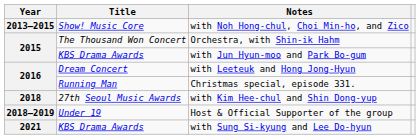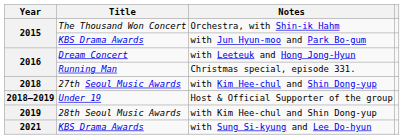- row: (101, 26)
+ row: (120, 112)
